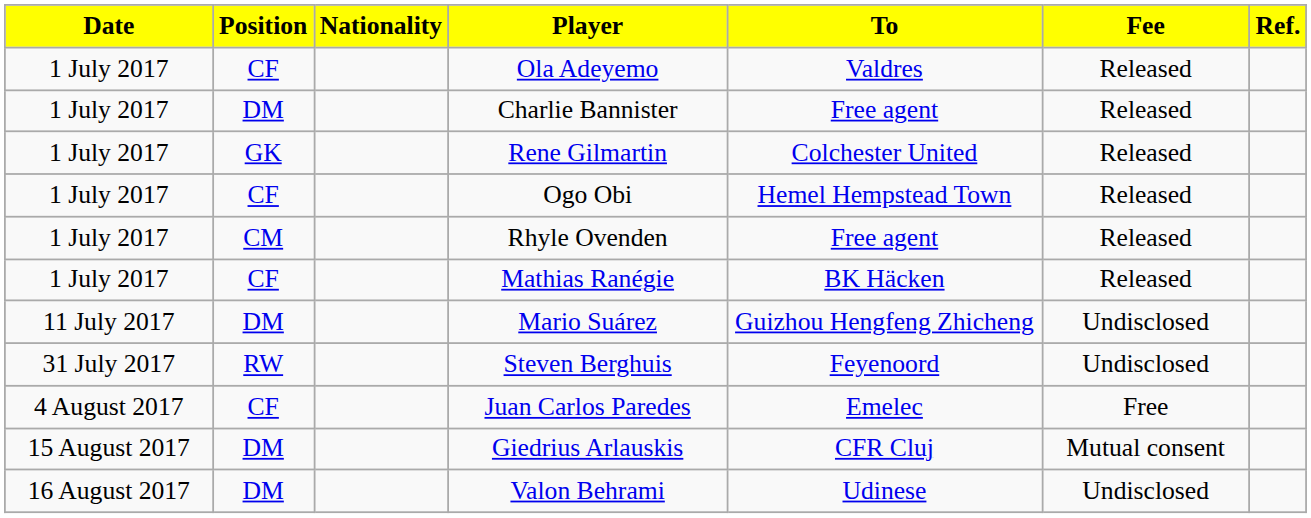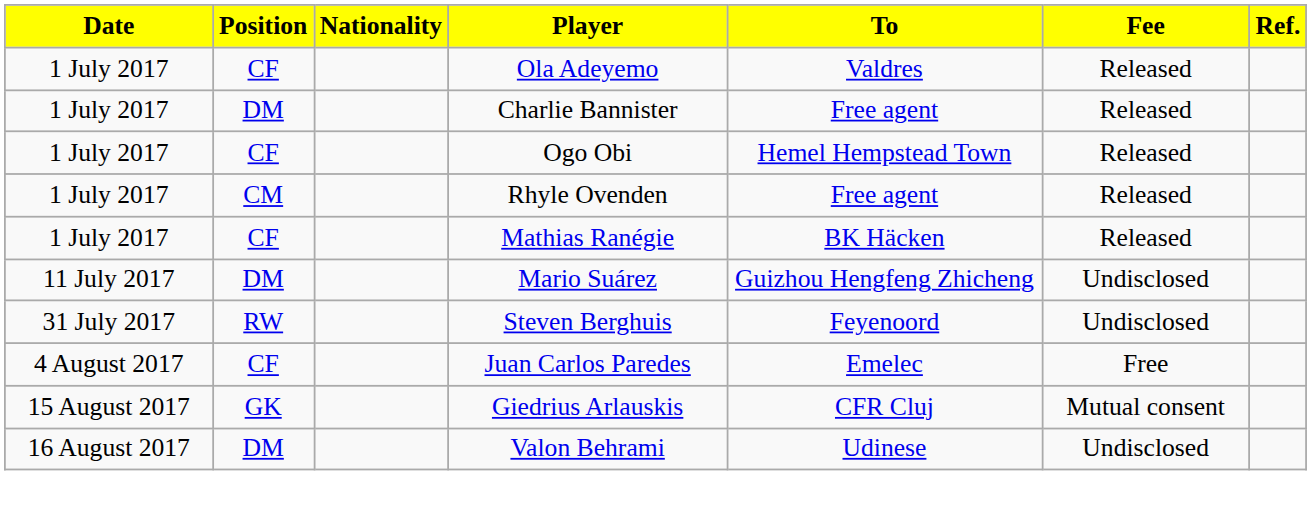- row: (588, 152)
(263, 448) DM -> (263, 406) GK
